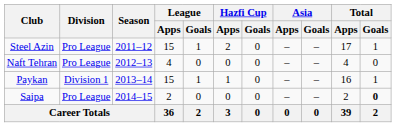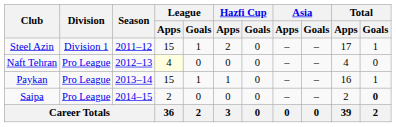(86, 46) Pro League -> (86, 46) Division 1
(169, 63) no background -> (169, 63) lightyellow background
(86, 79) Division 1 -> (86, 79) Pro League
